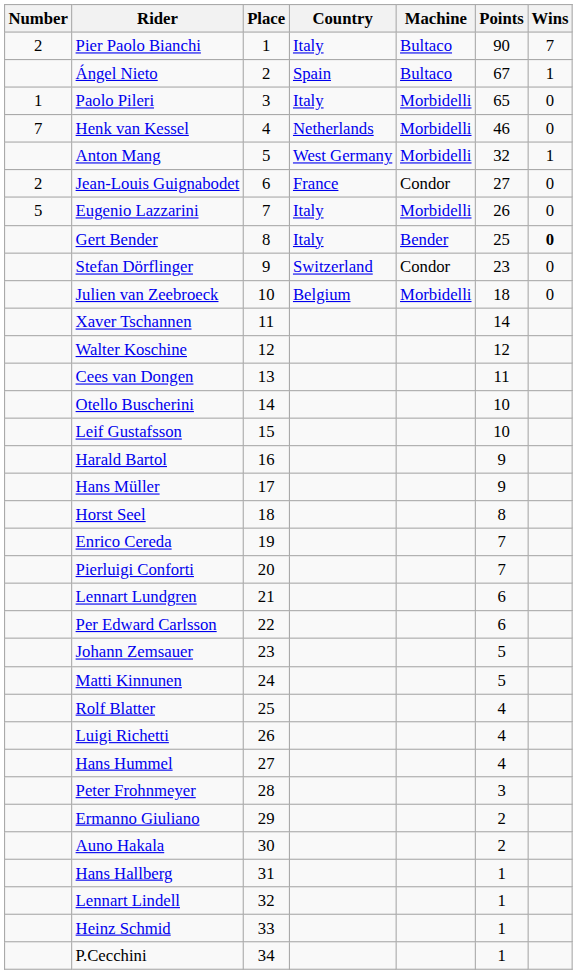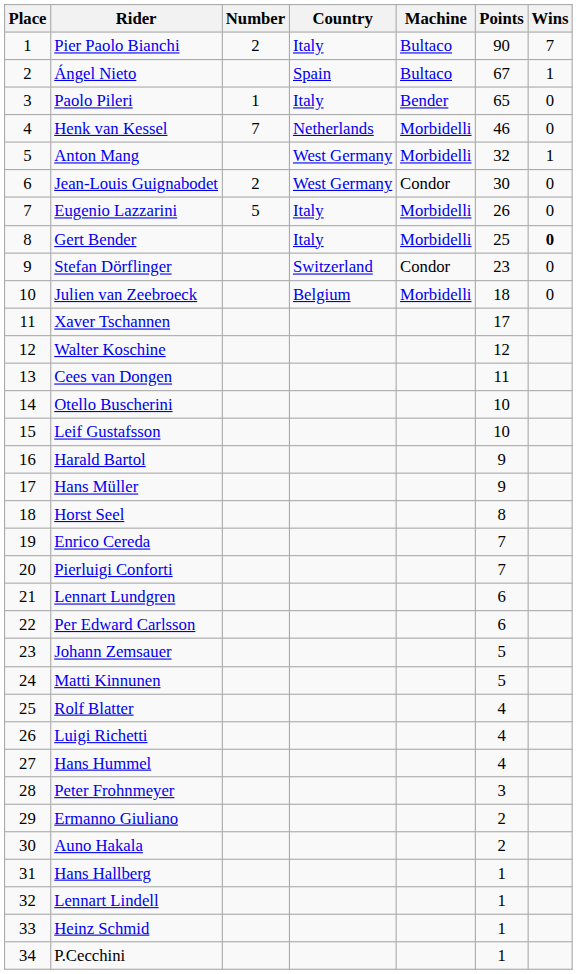columns swapped: (266, 18) <-> (38, 18)
(436, 101) Morbidelli -> (424, 101) Bender
(316, 183) France -> (343, 183) West Germany
(502, 183) 27 -> (502, 183) 30
(424, 239) Bender -> (436, 239) Morbidelli
(502, 321) 14 -> (502, 321) 17
